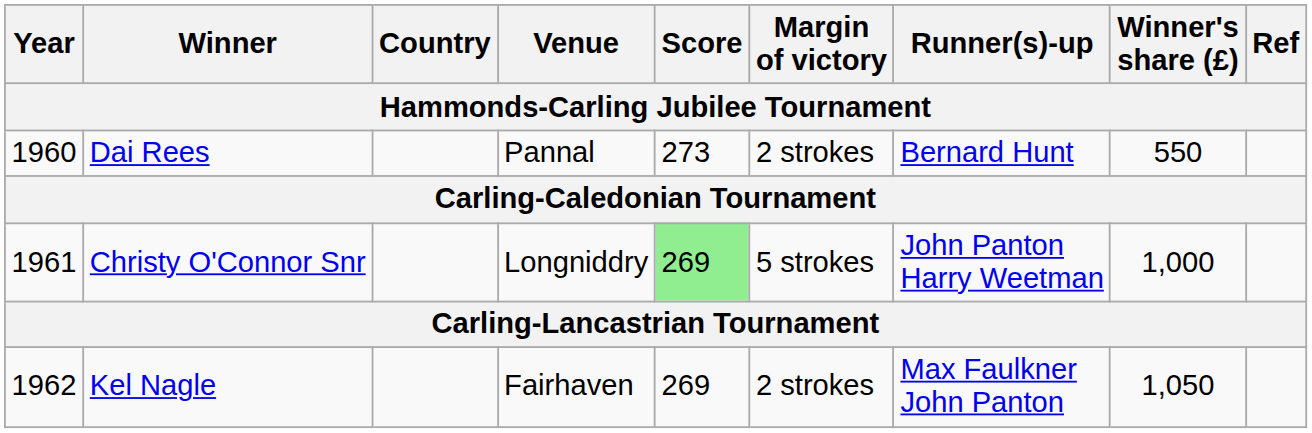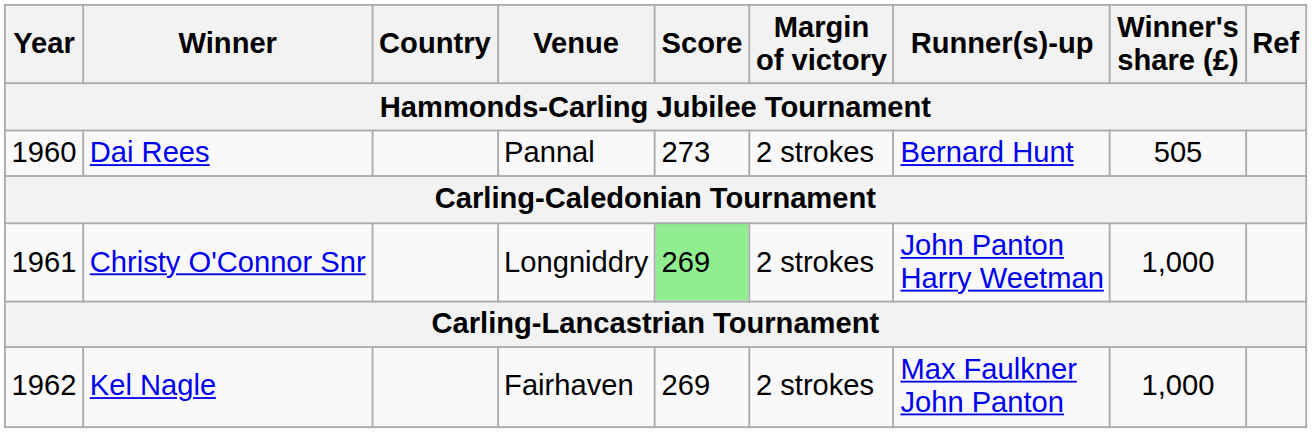(1178, 152) 550 -> (1178, 152) 505
(815, 261) 5 strokes -> (815, 261) 2 strokes
(1178, 386) 1,050 -> (1178, 386) 1,000
